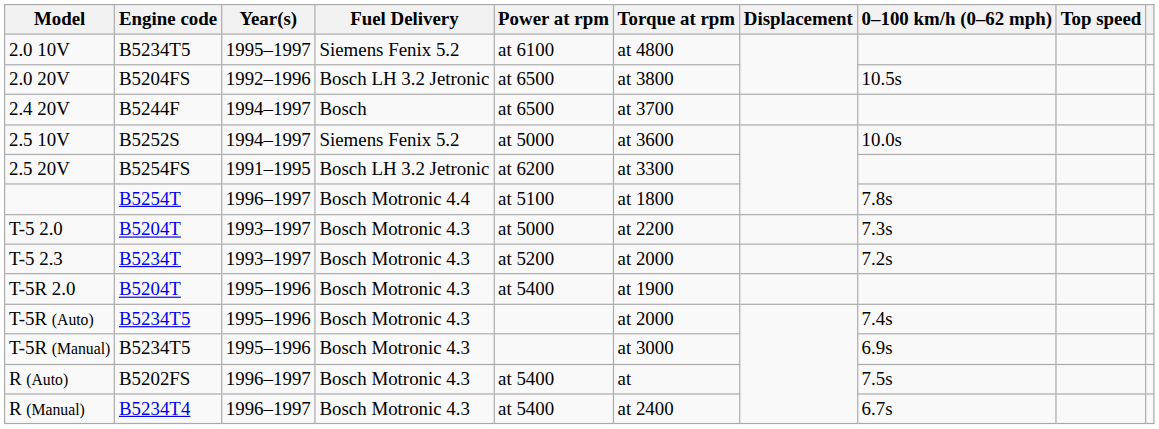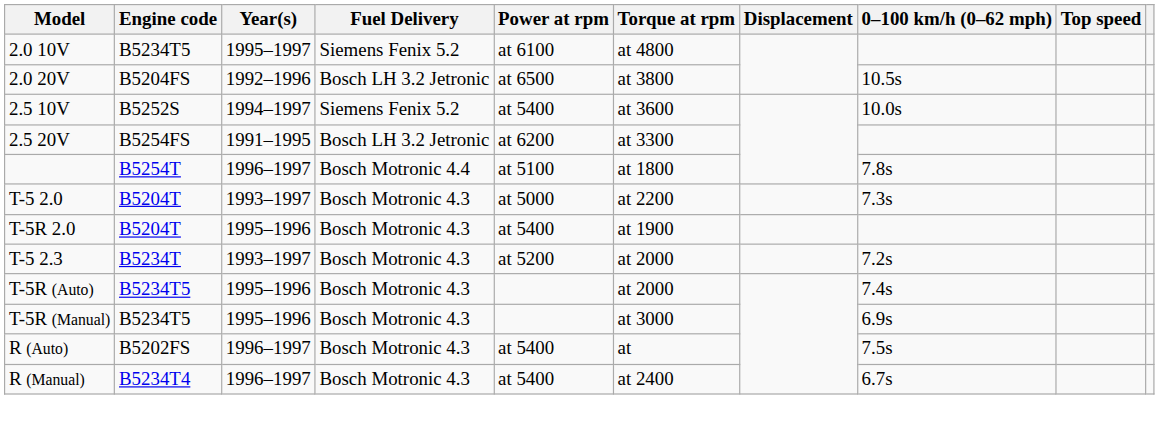- row: (39, 109)
(526, 139) at 5000 -> (526, 109) at 5400
rows swapped: (36, 259) <-> (42, 288)
